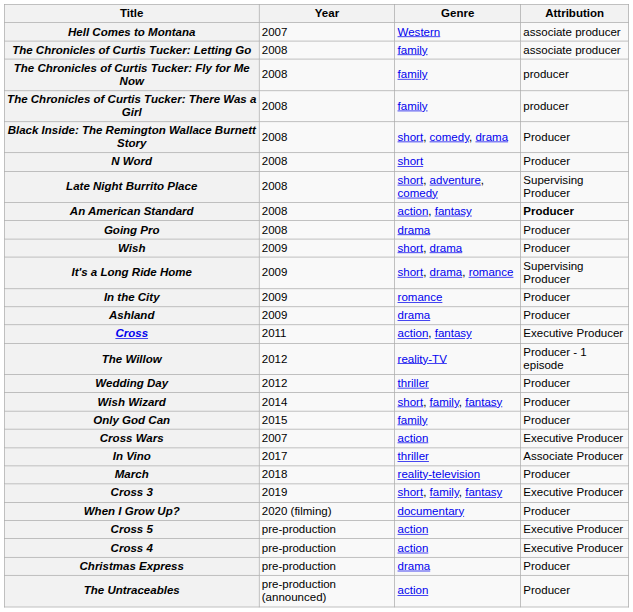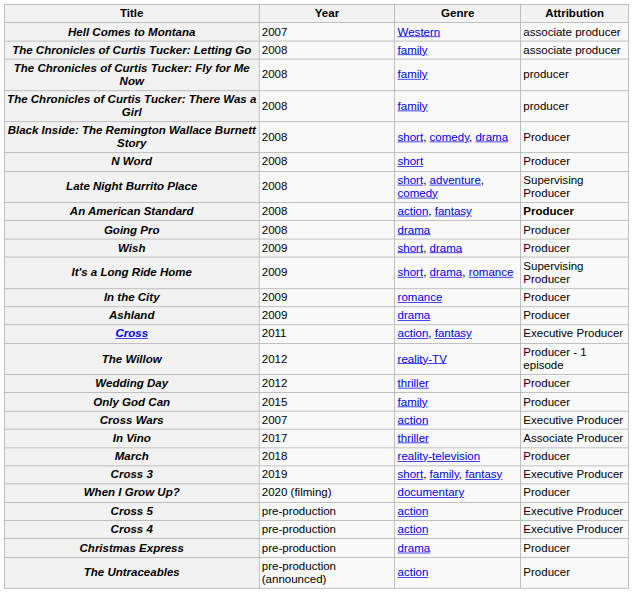- row: (132, 401)
